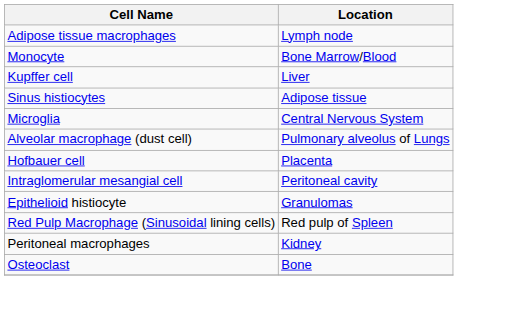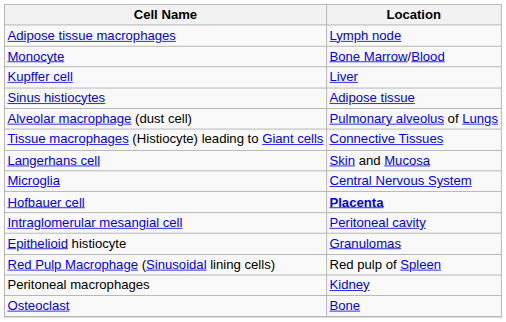rows swapped: (100, 139) <-> (34, 118)
+ row: (165, 139)
+ row: (54, 160)
(307, 160) normal -> (356, 202) bold
